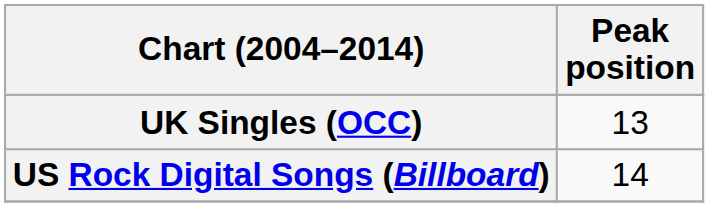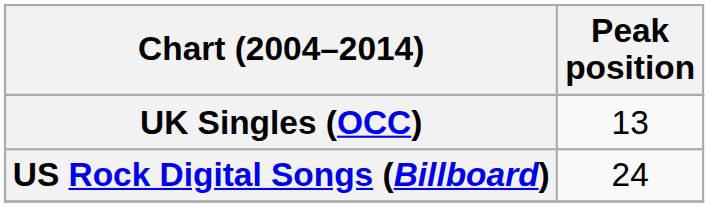(630, 174) 14 -> (630, 174) 24
